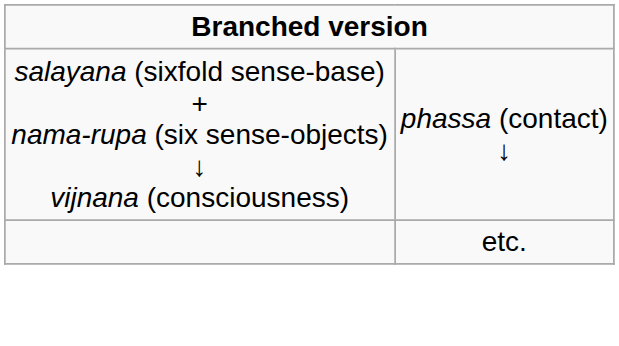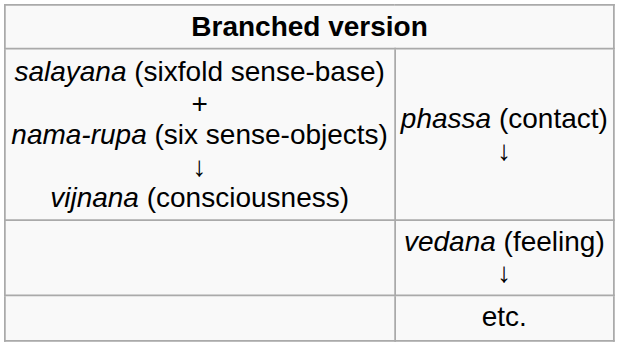+ row: (504, 257)
